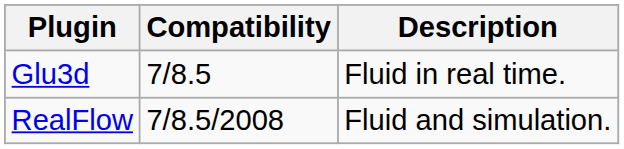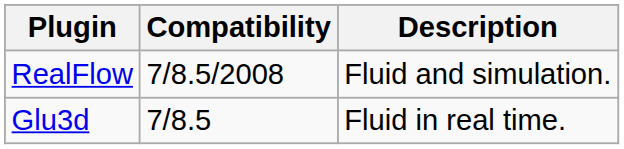rows swapped: (50, 73) <-> (72, 119)
